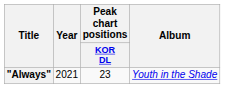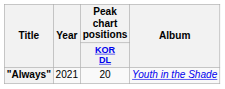(105, 75) 23 -> (105, 75) 20
